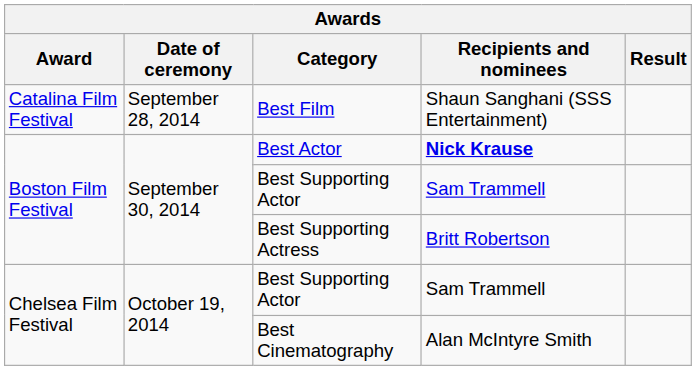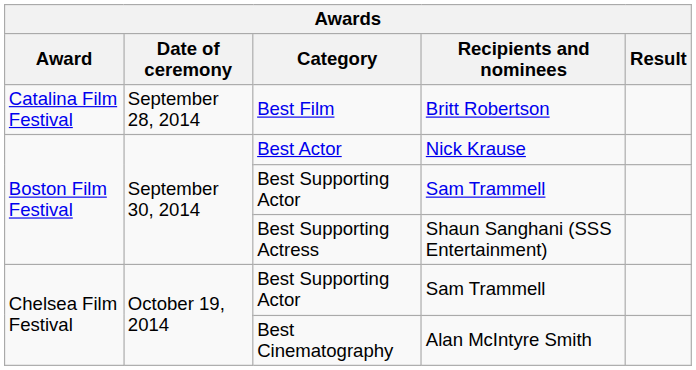(519, 109) Shaun Sanghani (SSS Entertainment) -> (488, 109) Britt Robertson
(479, 149) bold -> (476, 149) normal
(488, 239) Britt Robertson -> (519, 239) Shaun Sanghani (SSS Entertainment)
